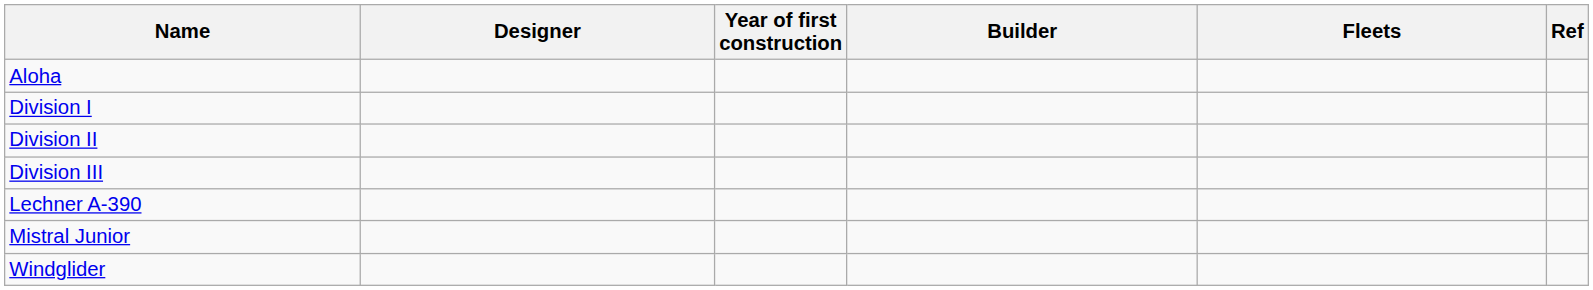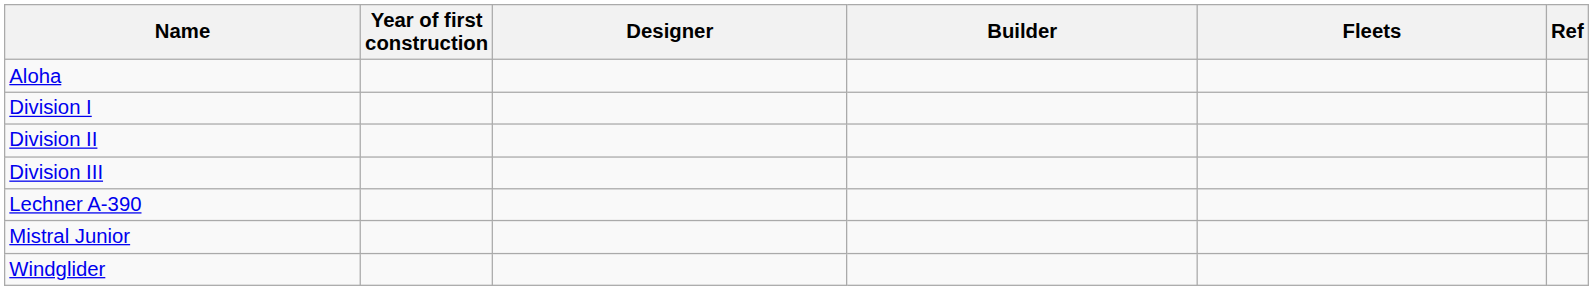columns swapped: (781, 32) <-> (537, 32)
